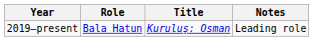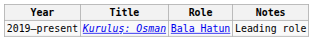columns swapped: (189, 12) <-> (113, 12)
